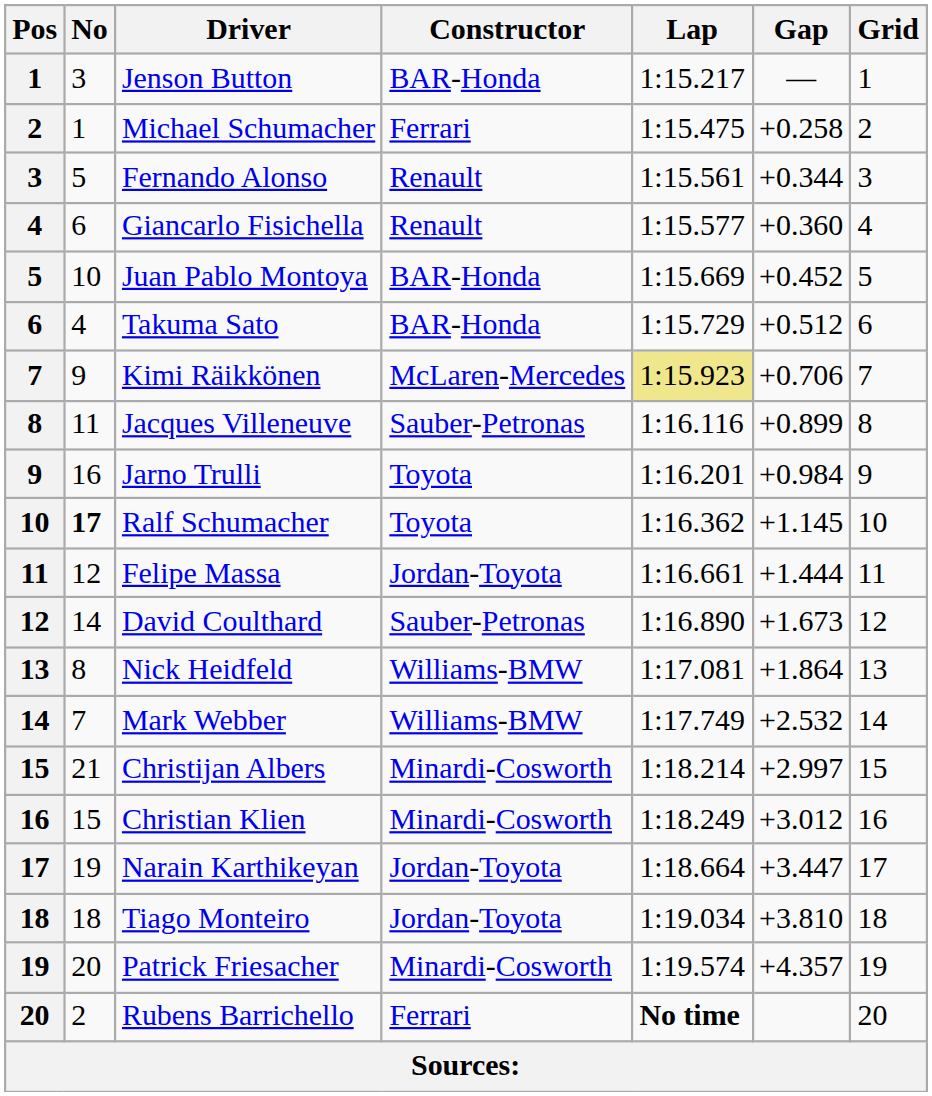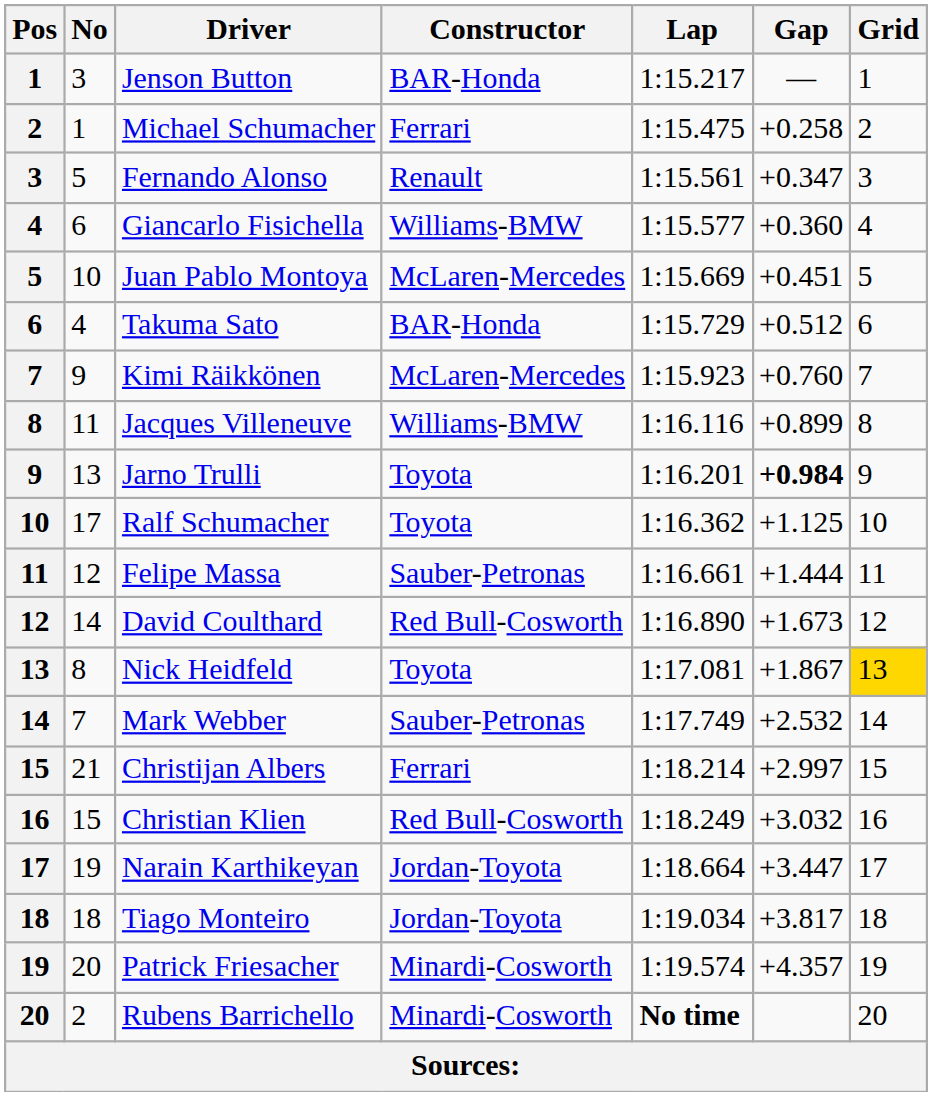(801, 176) +0.344 -> (801, 176) +0.347
(436, 226) Renault -> (486, 226) Williams-BMW
(465, 275) BAR-Honda -> (507, 275) McLaren-Mercedes
(801, 275) +0.452 -> (801, 275) +0.451
(692, 374) khaki background -> (692, 374) no background
(801, 374) +0.706 -> (801, 374) +0.760
(487, 423) Sauber-Petronas -> (486, 423) Williams-BMW
(86, 473) 16 -> (86, 473) 13
(801, 473) normal -> (801, 473) bold
(86, 522) bold -> (86, 522) normal
(801, 522) +1.145 -> (801, 522) +1.125
(476, 571) Jordan-Toyota -> (487, 571) Sauber-Petronas
(487, 621) Sauber-Petronas -> (506, 621) Red Bull-Cosworth
(486, 670) Williams-BMW -> (431, 670) Toyota
(801, 670) +1.864 -> (801, 670) +1.867
(872, 670) no background -> (873, 670) gold background
(486, 719) Williams-BMW -> (487, 719) Sauber-Petronas
(501, 769) Minardi-Cosworth -> (430, 769) Ferrari
(501, 818) Minardi-Cosworth -> (506, 818) Red Bull-Cosworth
(801, 818) +3.012 -> (801, 818) +3.032
(801, 917) +3.810 -> (801, 917) +3.817
(430, 1016) Ferrari -> (501, 1016) Minardi-Cosworth
